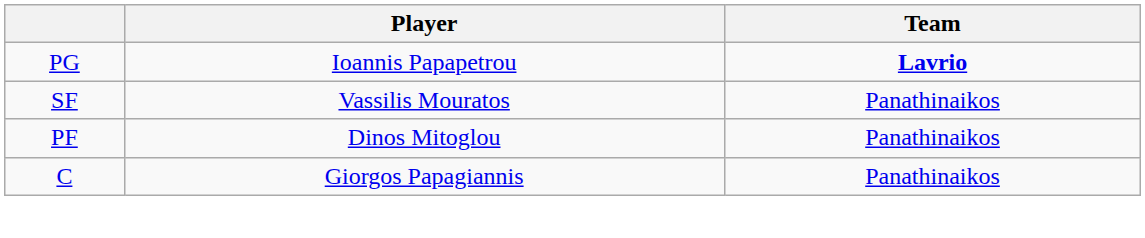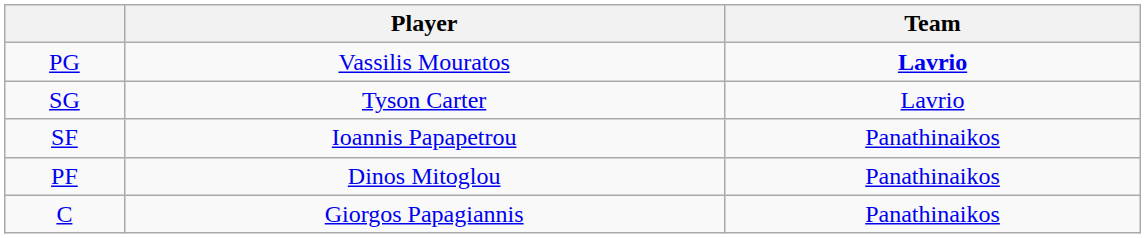(424, 61) Ioannis Papapetrou -> (424, 61) Vassilis Mouratos
+ row: (64, 99)
(424, 99) Vassilis Mouratos -> (424, 137) Ioannis Papapetrou
